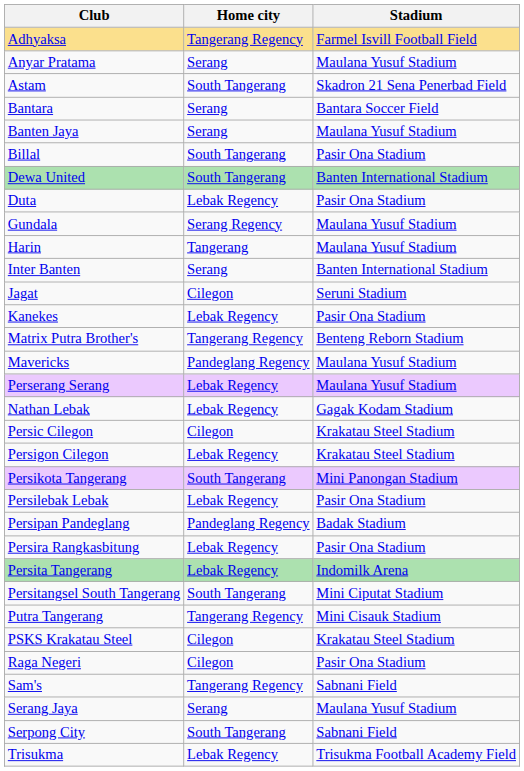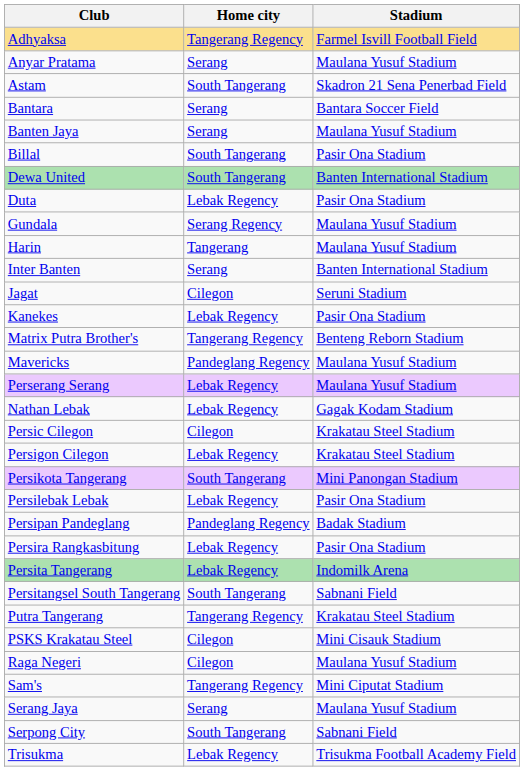(380, 593) Mini Ciputat Stadium -> (357, 593) Sabnani Field
(379, 616) Mini Cisauk Stadium -> (385, 616) Krakatau Steel Stadium
(385, 639) Krakatau Steel Stadium -> (379, 639) Mini Cisauk Stadium
(371, 662) Pasir Ona Stadium -> (386, 662) Maulana Yusuf Stadium
(357, 685) Sabnani Field -> (380, 685) Mini Ciputat Stadium
